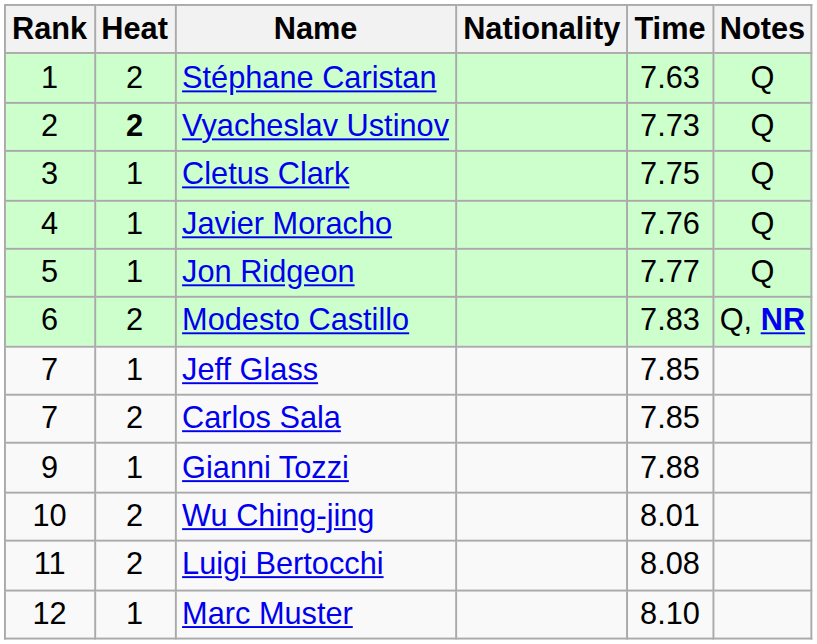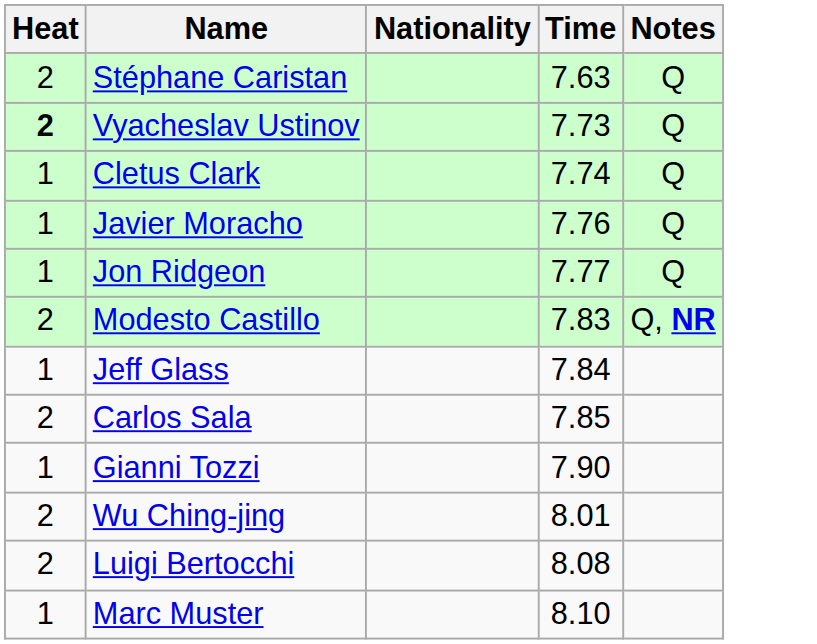- column: (50, 28)
(670, 175) 7.75 -> (581, 175) 7.74
(670, 369) 7.85 -> (581, 369) 7.84
(670, 467) 7.88 -> (581, 467) 7.90
